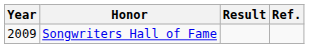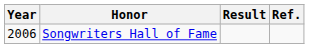(22, 34) 2009 -> (22, 34) 2006
